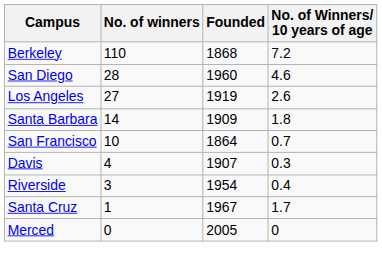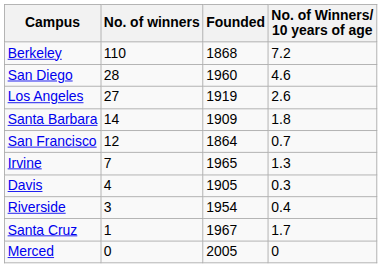(112, 141) 10 -> (112, 141) 12
+ row: (25, 163)
(222, 163) 1907 -> (222, 185) 1905
